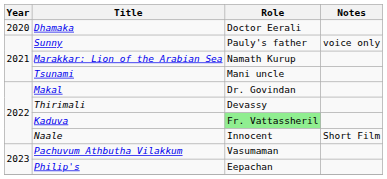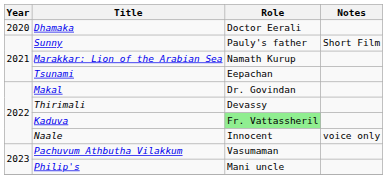(352, 43) voice only -> (352, 43) Short Film
(256, 74) Mani uncle -> (250, 74) Eepachan
(352, 136) Short Film -> (352, 136) voice only
(250, 167) Eepachan -> (256, 167) Mani uncle
